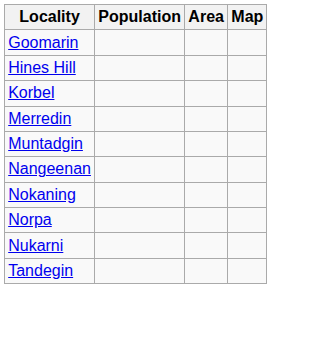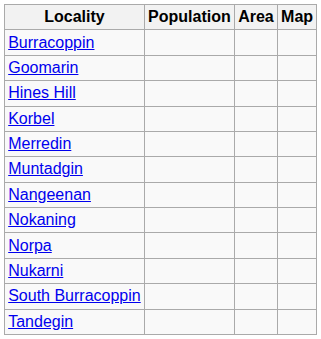+ row: (51, 42)
+ row: (74, 296)
